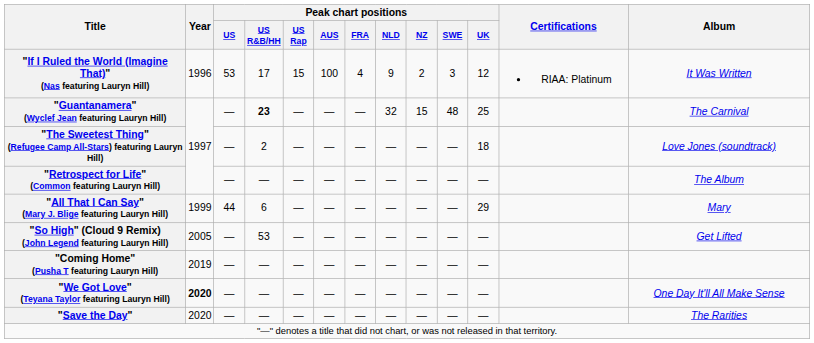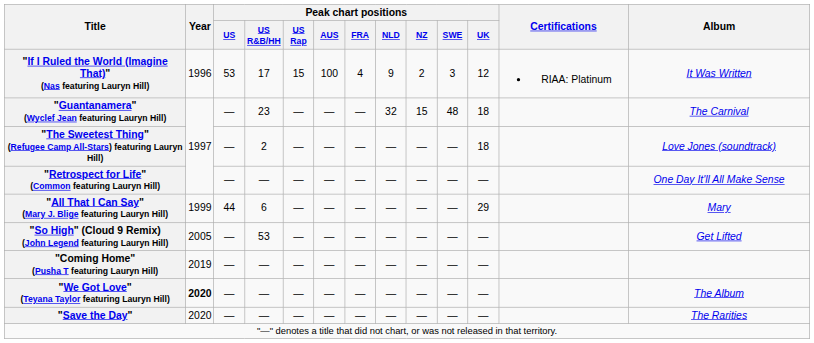(264, 112) bold -> (264, 112) normal
(483, 112) 25 -> (483, 112) 18
(719, 180) The Album -> (719, 180) One Day It'll All Make Sense
(719, 293) One Day It'll All Make Sense -> (719, 293) The Album
